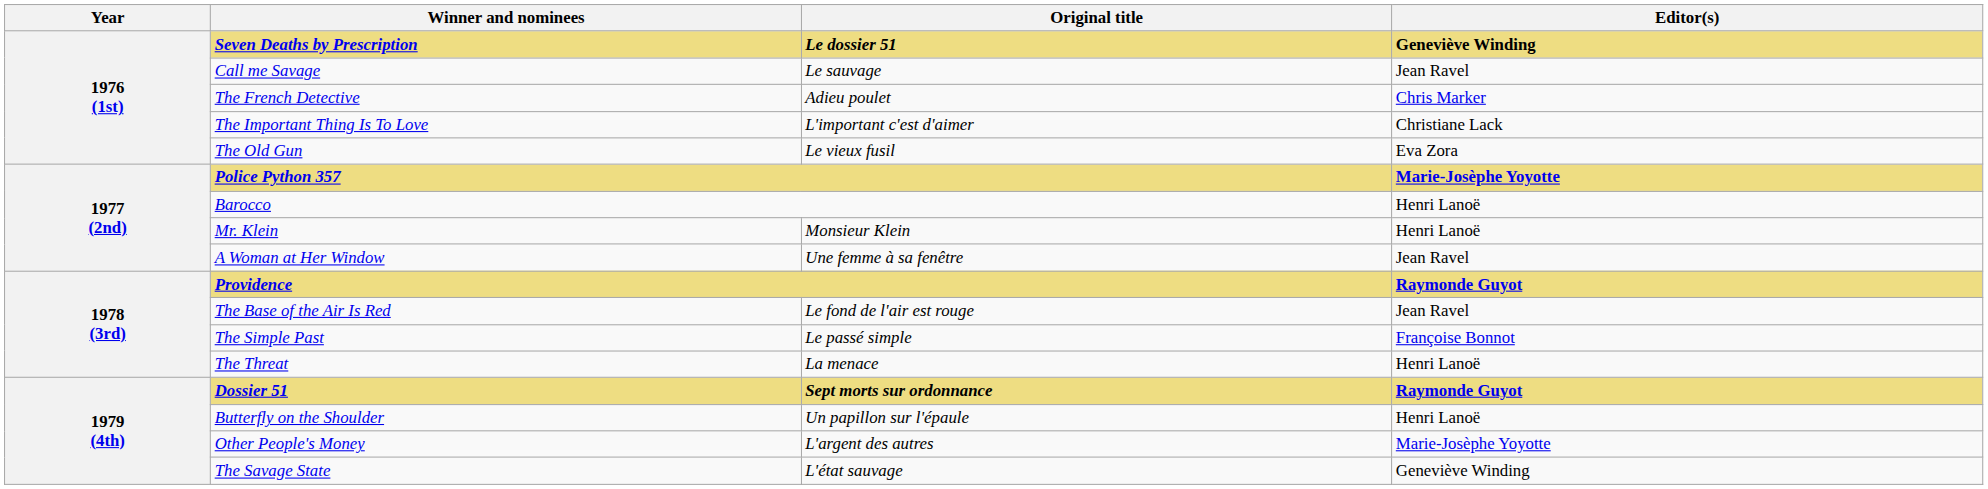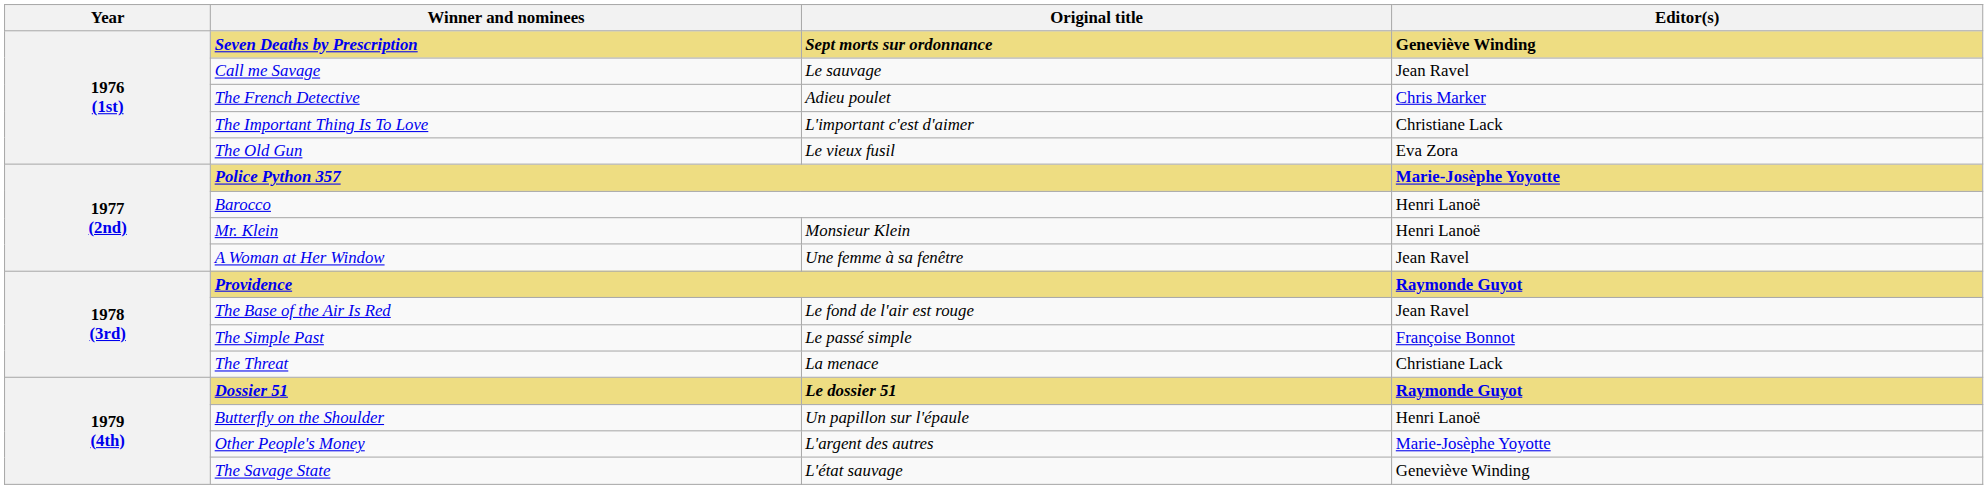(851, 44) Le dossier 51 -> (899, 44) Sept morts sur ordonnance
(1438, 364) Henri Lanoë -> (1449, 364) Christiane Lack
(899, 390) Sept morts sur ordonnance -> (851, 390) Le dossier 51
